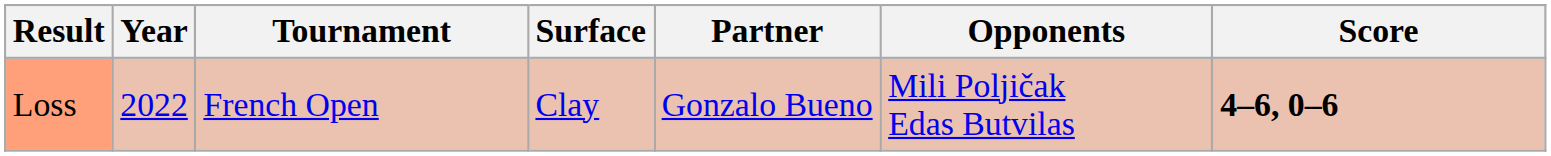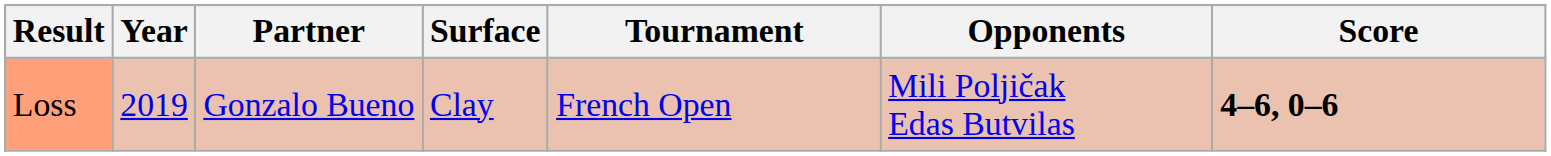columns swapped: (362, 31) <-> (767, 31)
(154, 103) 2022 -> (154, 103) 2019
